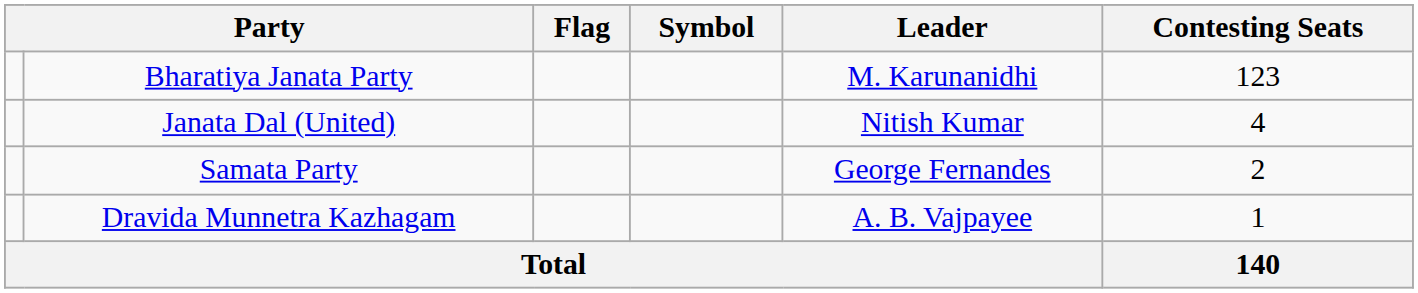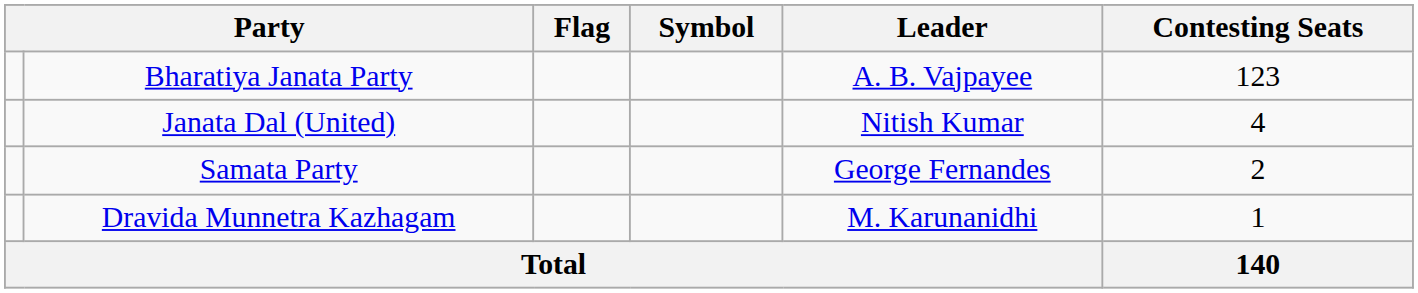(942, 75) M. Karunanidhi -> (942, 75) A. B. Vajpayee
(942, 216) A. B. Vajpayee -> (942, 216) M. Karunanidhi
